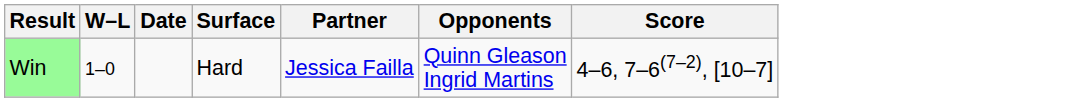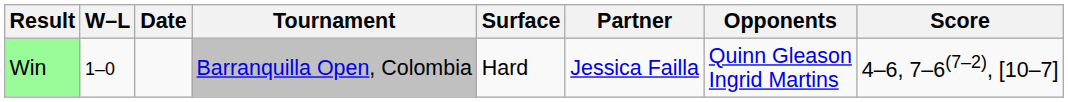+ column: (334, 21)
